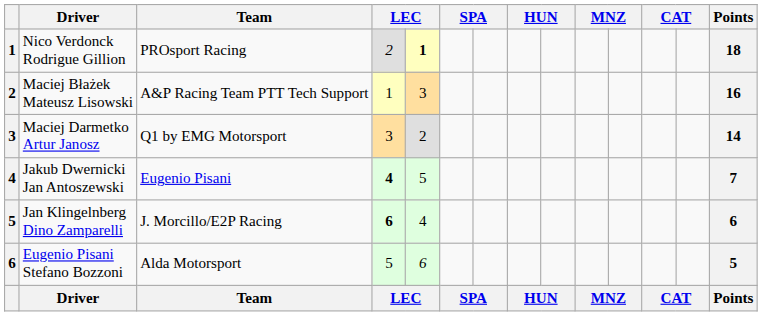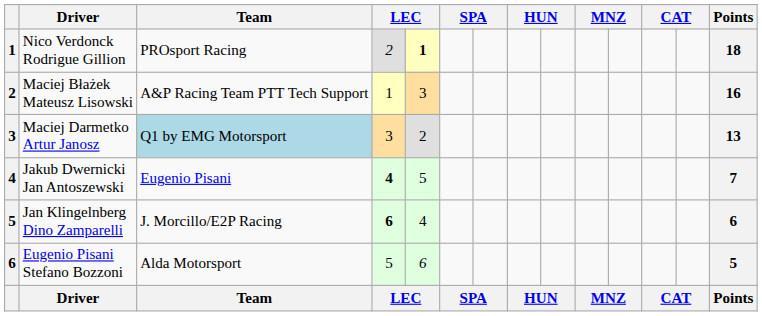(213, 135) no background -> (213, 135) lightblue background
(733, 135) 14 -> (733, 135) 13
